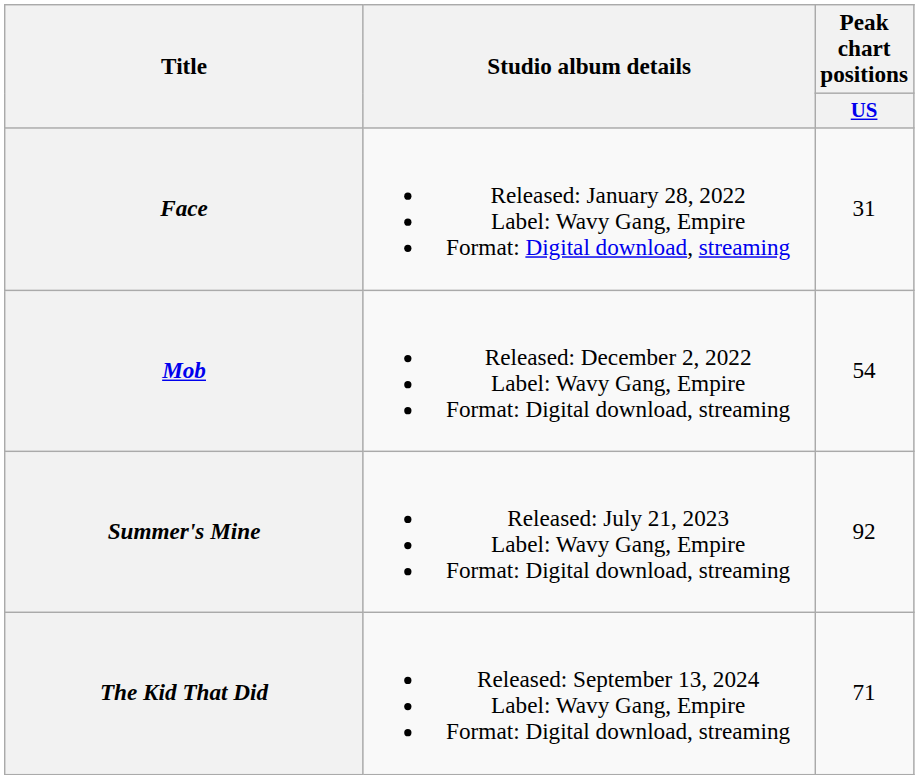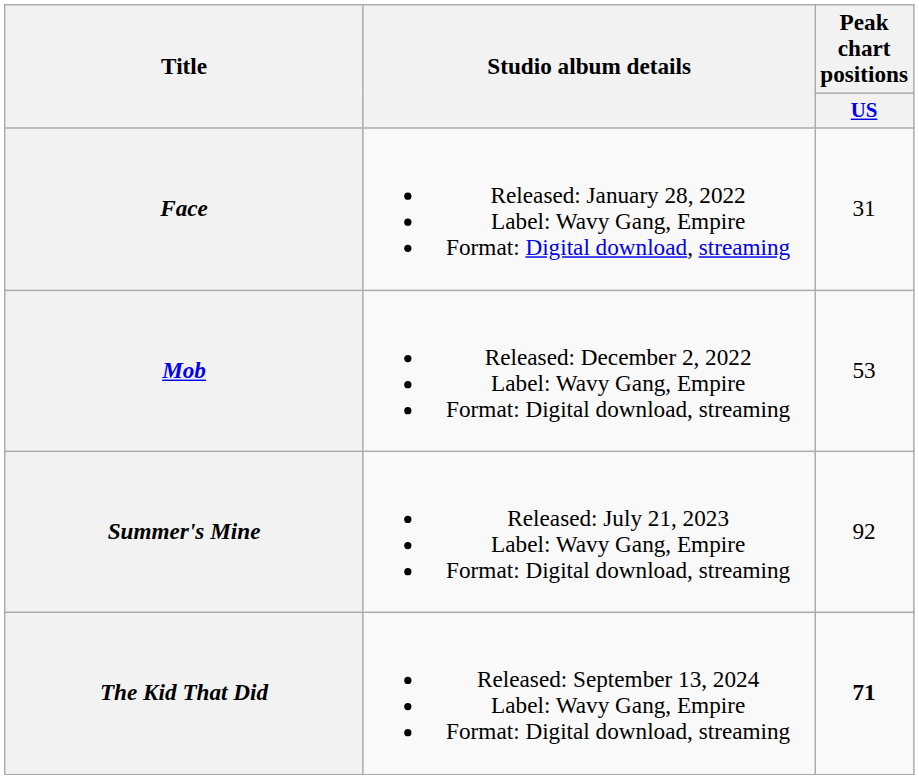(864, 370) 54 -> (864, 370) 53
(864, 693) normal -> (864, 693) bold
